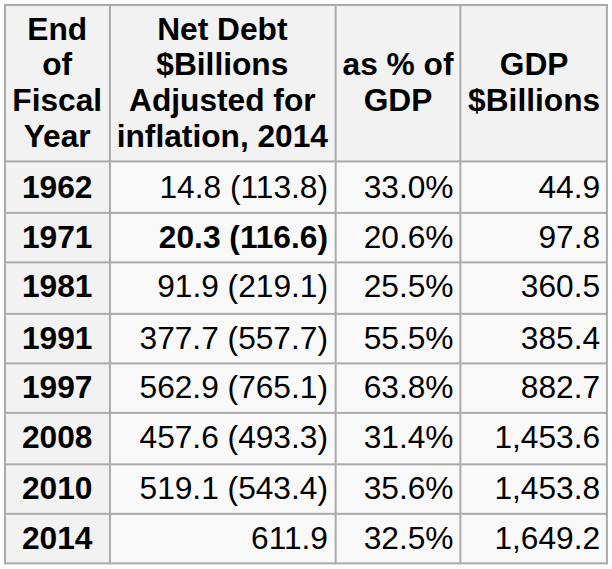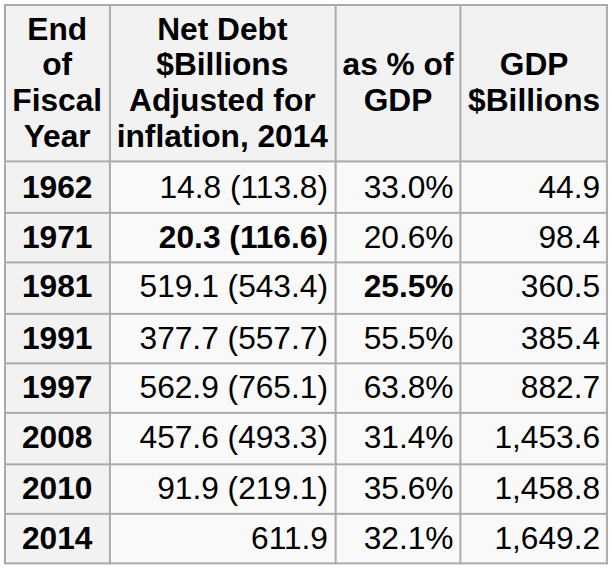(569, 237) 97.8 -> (569, 237) 98.4
(243, 287) 91.9 (219.1) -> (234, 287) 519.1 (543.4)
(409, 287) normal -> (409, 287) bold
(234, 488) 519.1 (543.4) -> (243, 488) 91.9 (219.1)
(547, 488) 1,453.8 -> (547, 488) 1,458.8
(409, 538) 32.5% -> (409, 538) 32.1%
